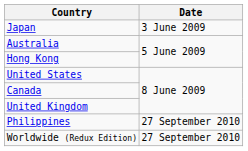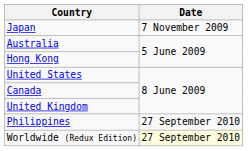(173, 28) 3 June 2009 -> (185, 28) 7 November 2009
(191, 138) no background -> (191, 138) lightyellow background
